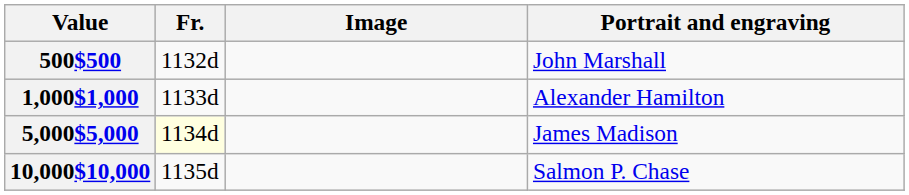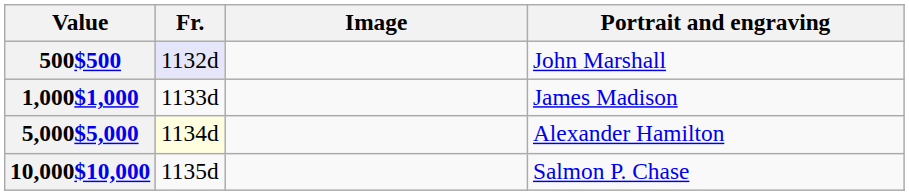(190, 60) no background -> (190, 60) lavender background
(629, 97) Alexander Hamilton -> (605, 97) James Madison
(605, 134) James Madison -> (629, 134) Alexander Hamilton
